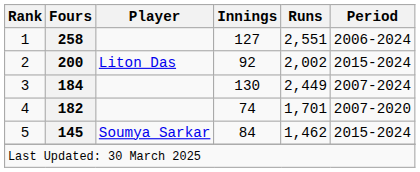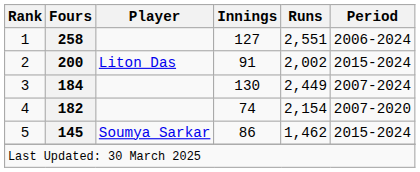(247, 63) 92 -> (247, 63) 91
(306, 109) 1,701 -> (306, 109) 2,154
(247, 133) 84 -> (247, 133) 86
